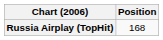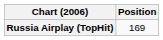(137, 27) 168 -> (137, 27) 169
